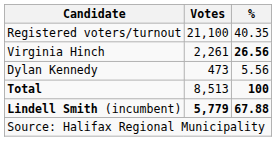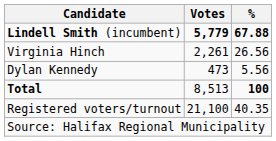rows swapped: (94, 108) <-> (94, 33)
(252, 52) bold -> (252, 52) normal
